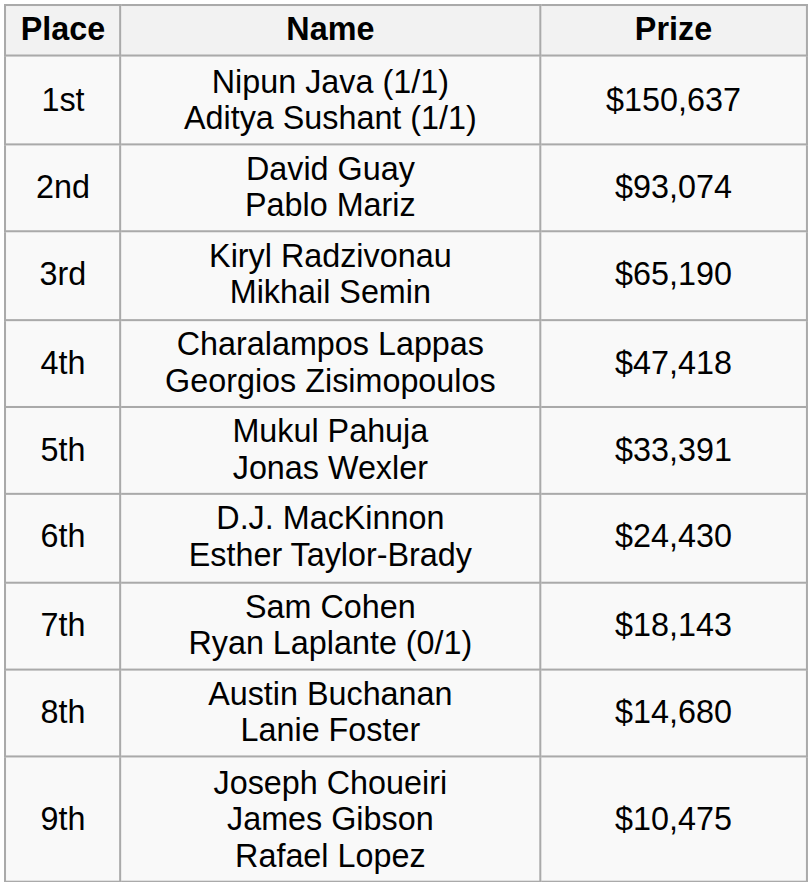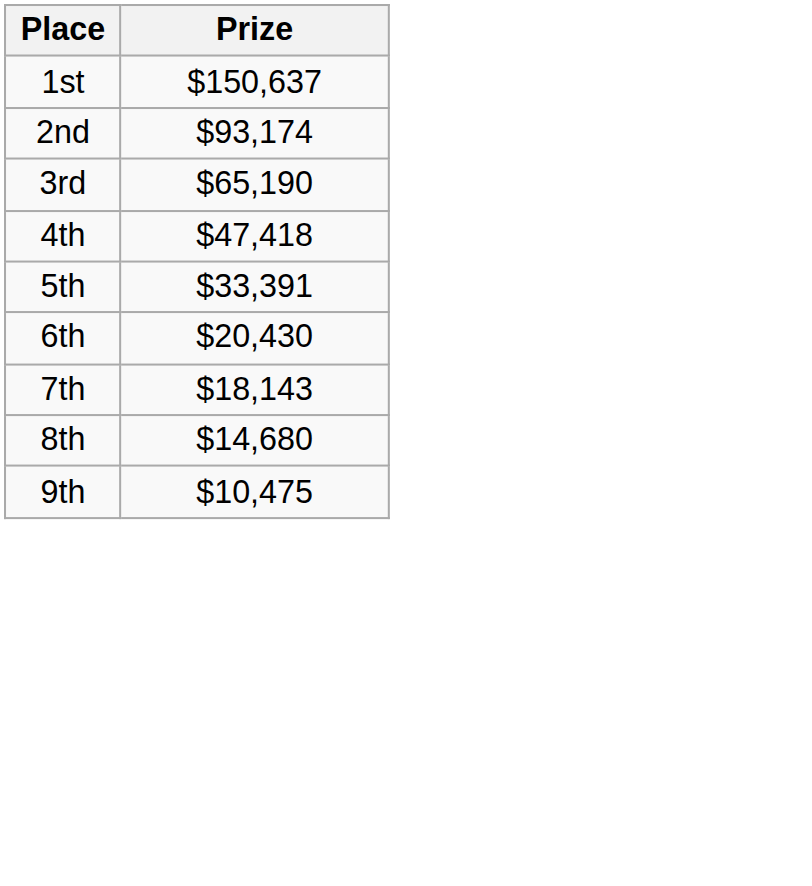- column: (330, 30)
(674, 187) $93,074 -> (255, 132) $93,174
(674, 537) $24,430 -> (255, 337) $20,430
